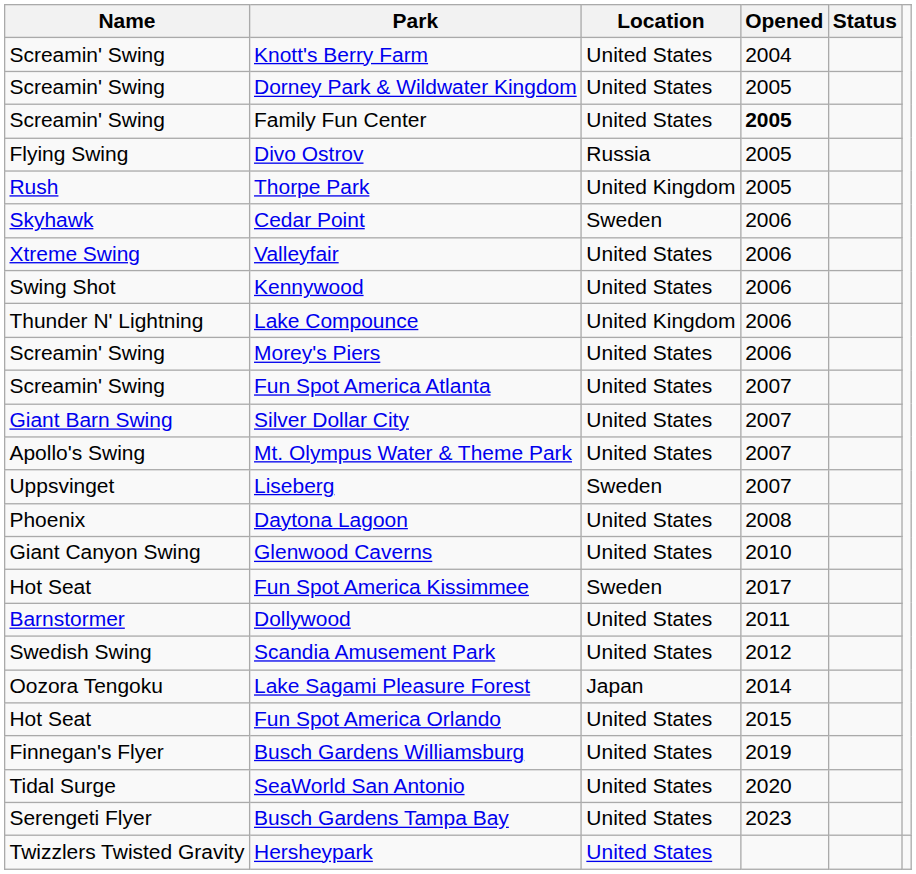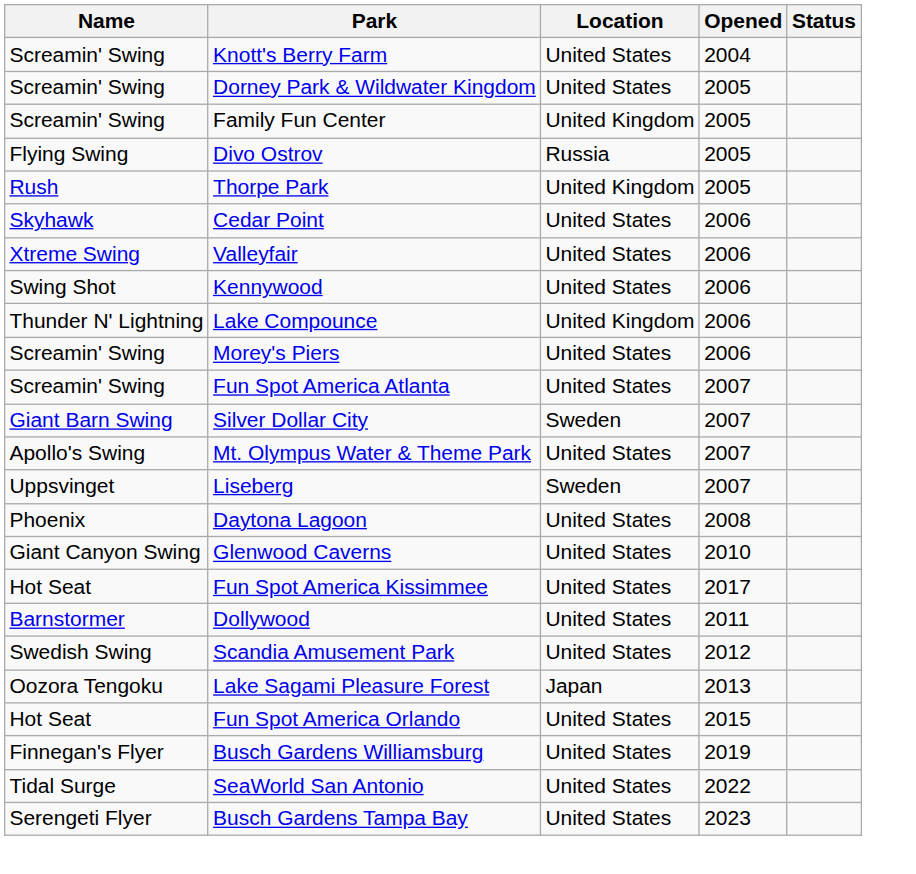(649, 120) United States -> (620, 120) United Kingdom
(768, 120) bold -> (728, 120) normal
(624, 220) Sweden -> (608, 220) United States
(649, 420) United States -> (583, 420) Sweden
(624, 586) Sweden -> (608, 586) United States
(768, 685) 2014 -> (728, 685) 2013
(768, 785) 2020 -> (728, 785) 2022
- row: (313, 852)
